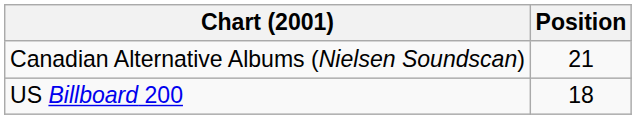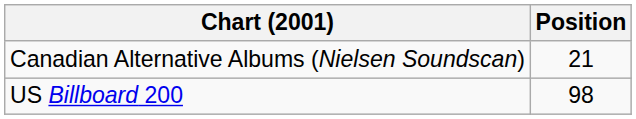(581, 95) 18 -> (581, 95) 98
